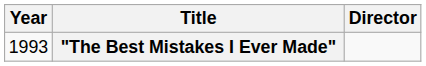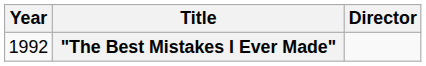(28, 46) 1993 -> (28, 46) 1992
